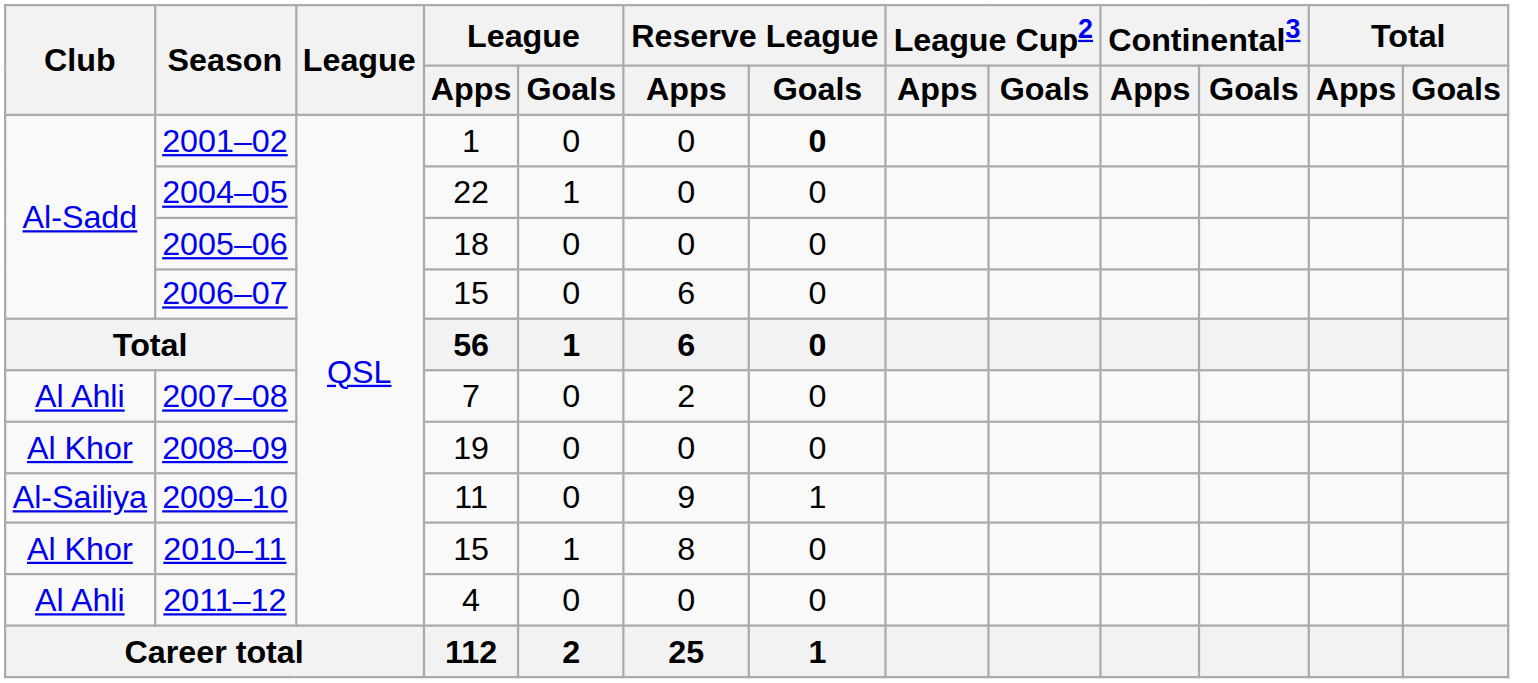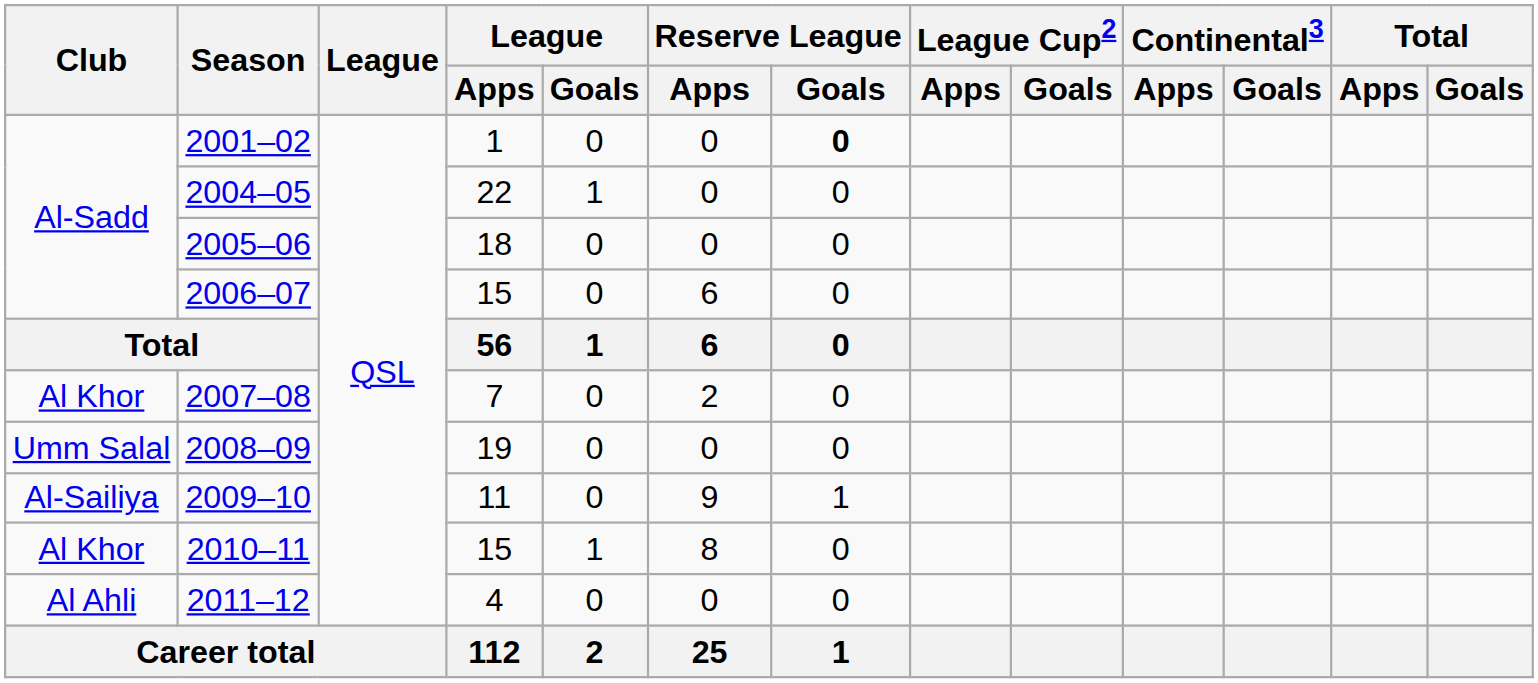(80, 396) Al Ahli -> (91, 396) Al Khor
(80, 447) Al Khor -> (92, 447) Umm Salal
